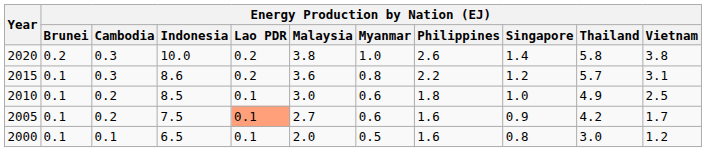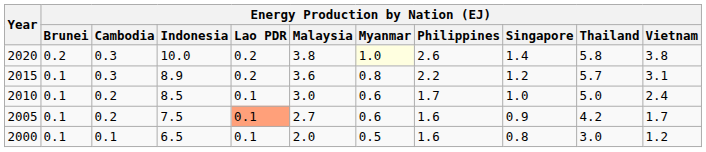(370, 55) no background -> (370, 55) lightyellow background
(172, 76) 8.6 -> (172, 76) 8.9
(429, 96) 1.8 -> (429, 96) 1.7
(591, 96) 4.9 -> (591, 96) 5.0
(657, 96) 2.5 -> (657, 96) 2.4
